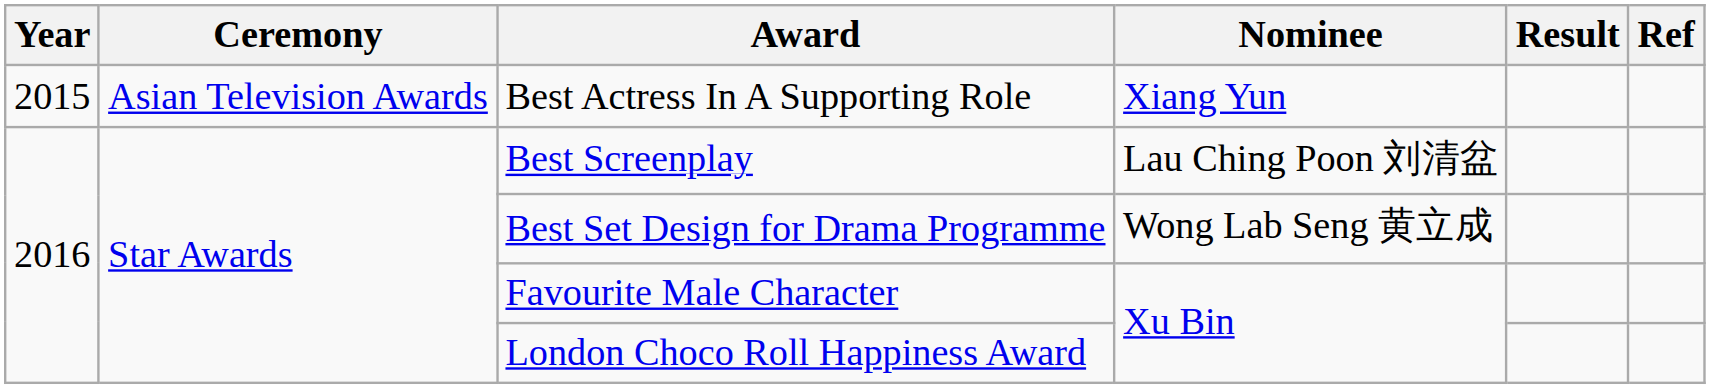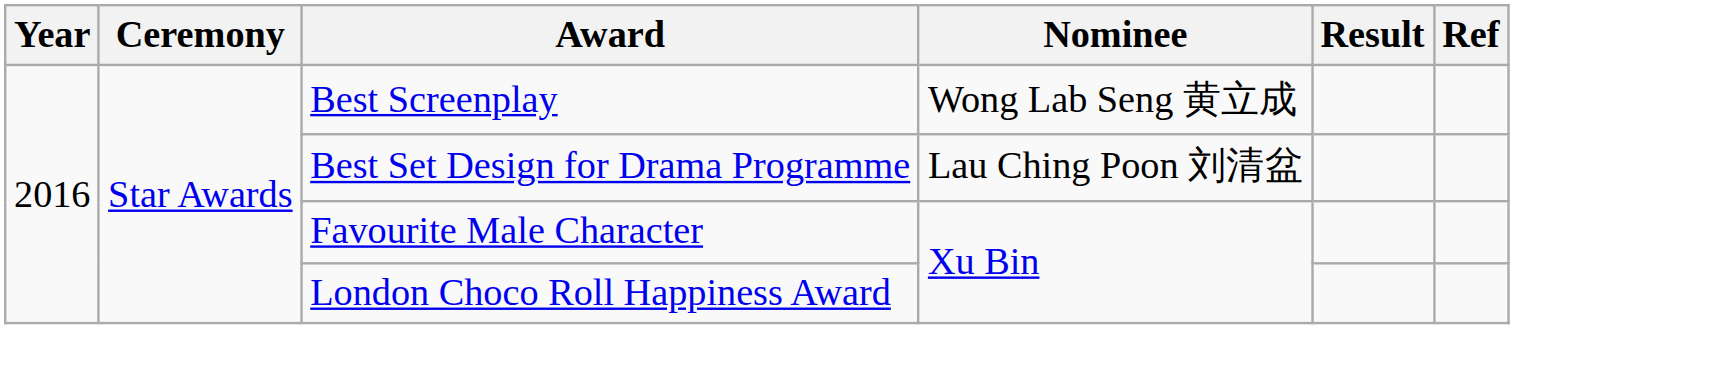- row: (768, 95)
(1311, 158) Lau Ching Poon 刘清盆 -> (1113, 97) Wong Lab Seng 黄立成
(1308, 226) Wong Lab Seng 黄立成 -> (1115, 165) Lau Ching Poon 刘清盆
